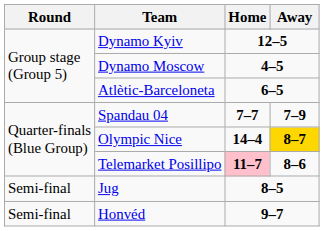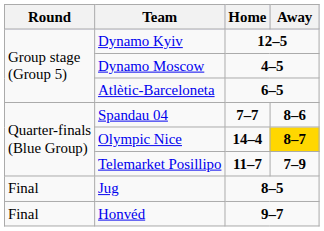(295, 115) 7–9 -> (295, 115) 8–6
(247, 164) pink background -> (247, 164) no background
(295, 164) 8–6 -> (295, 164) 7–9
(39, 188) Semi-final -> (23, 188) Final
(39, 213) Semi-final -> (23, 213) Final
